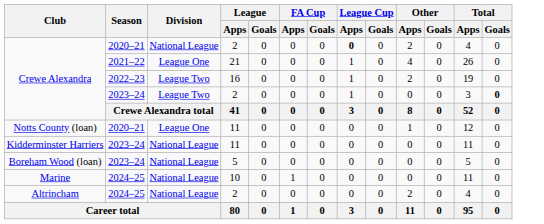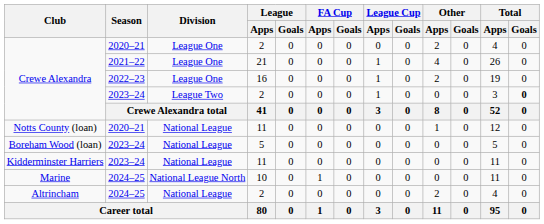(184, 45) National League -> (197, 45) League One
(351, 45) bold -> (378, 45) normal
(184, 78) League Two -> (197, 78) League One
(184, 128) League One -> (197, 128) National League
rows swapped: (55, 161) <-> (55, 144)
(184, 177) National League -> (197, 177) National League North
